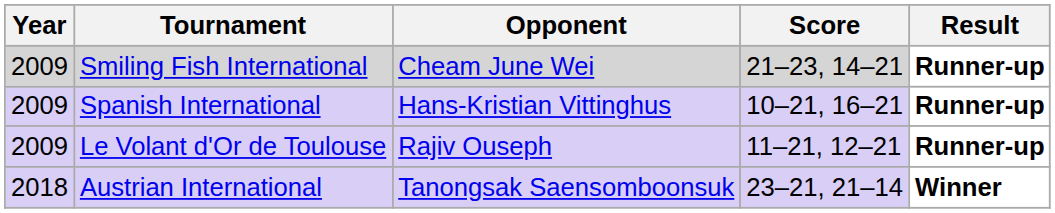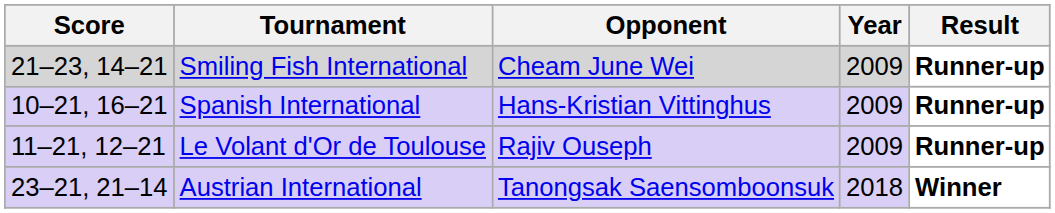columns swapped: (39, 26) <-> (825, 26)
